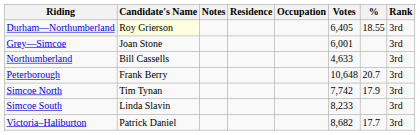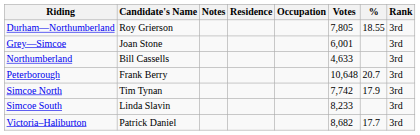(146, 28) lightyellow background -> (146, 28) no background
(342, 28) 6,405 -> (342, 28) 7,805
